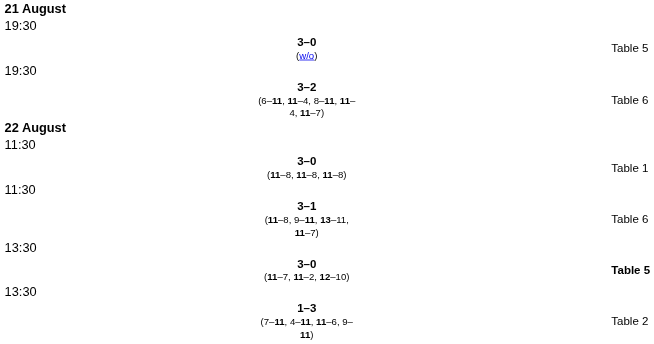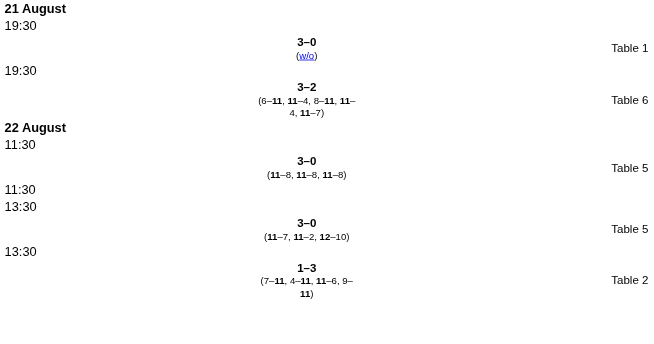(630, 48) Table 5 -> (630, 48) Table 1
(630, 168) Table 1 -> (630, 168) Table 5
- row: (130, 219)
(631, 270) bold -> (630, 229) normal
